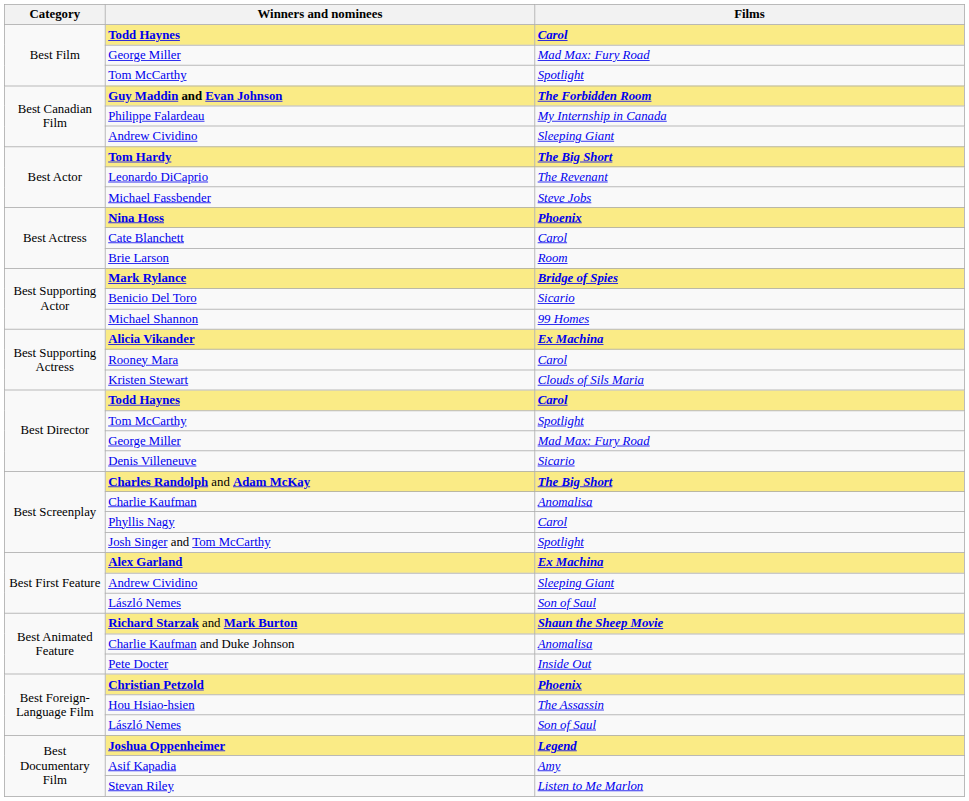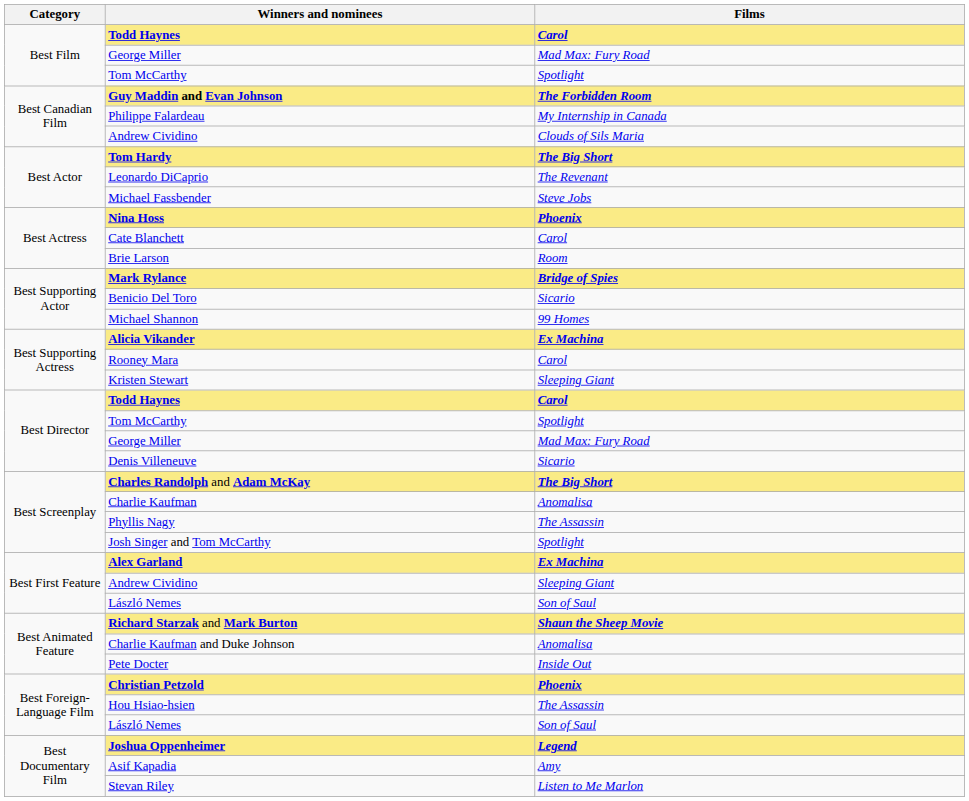(576, 136) Sleeping Giant -> (591, 136) Clouds of Sils Maria
(591, 380) Clouds of Sils Maria -> (576, 380) Sleeping Giant
(552, 522) Carol -> (571, 522) The Assassin
